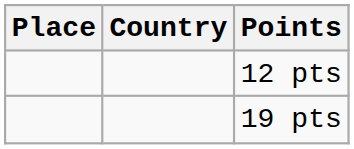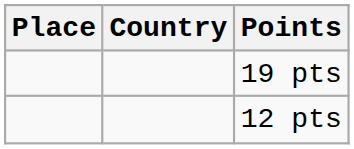rows swapped: (291, 74) <-> (291, 119)
